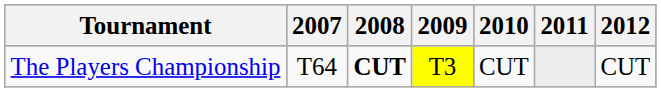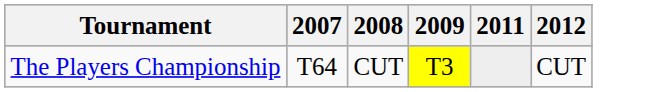- column: (504, 25)
(380, 66) bold -> (378, 66) normal
